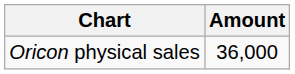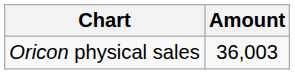(247, 52) 36,000 -> (247, 52) 36,003
